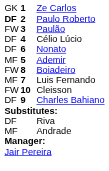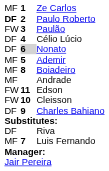(11, 8) GK -> (11, 8) MF
(23, 49) no background -> (23, 49) lightgrey background
(12, 70) FW -> (11, 70) MF
rows swapped: (66, 80) <-> (54, 131)
+ row: (49, 90)
